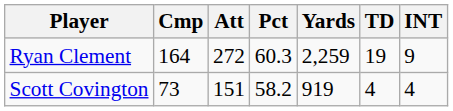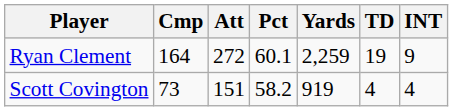(273, 55) 60.3 -> (273, 55) 60.1
